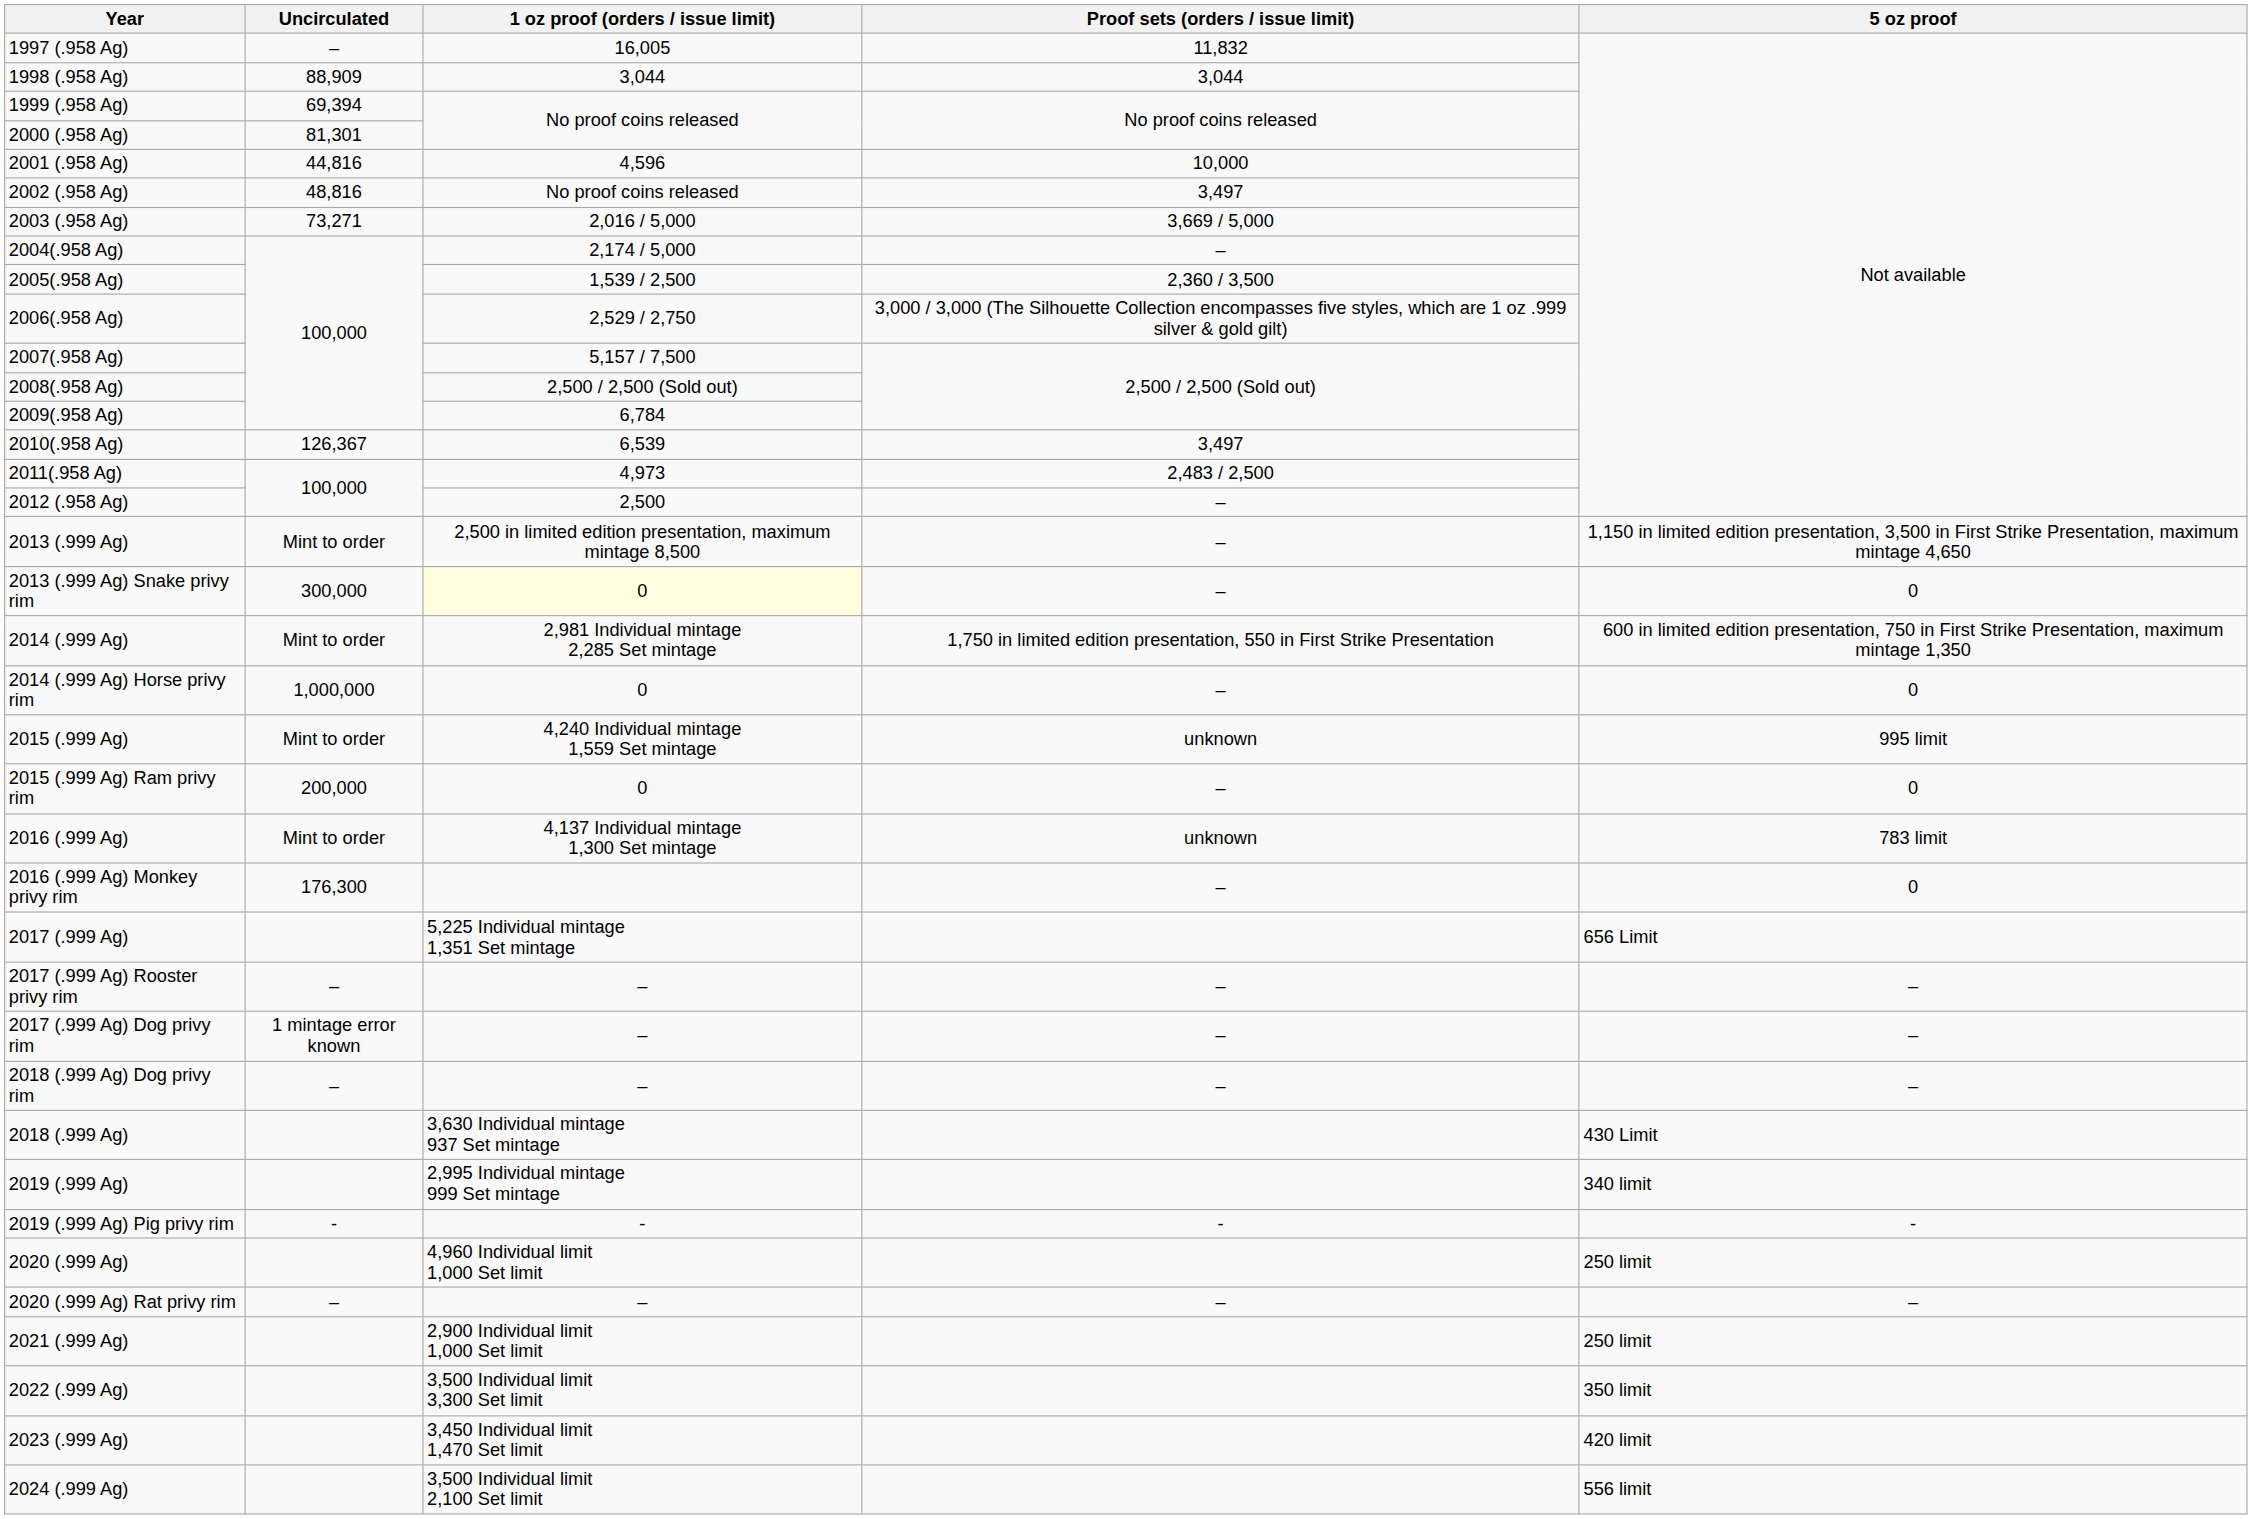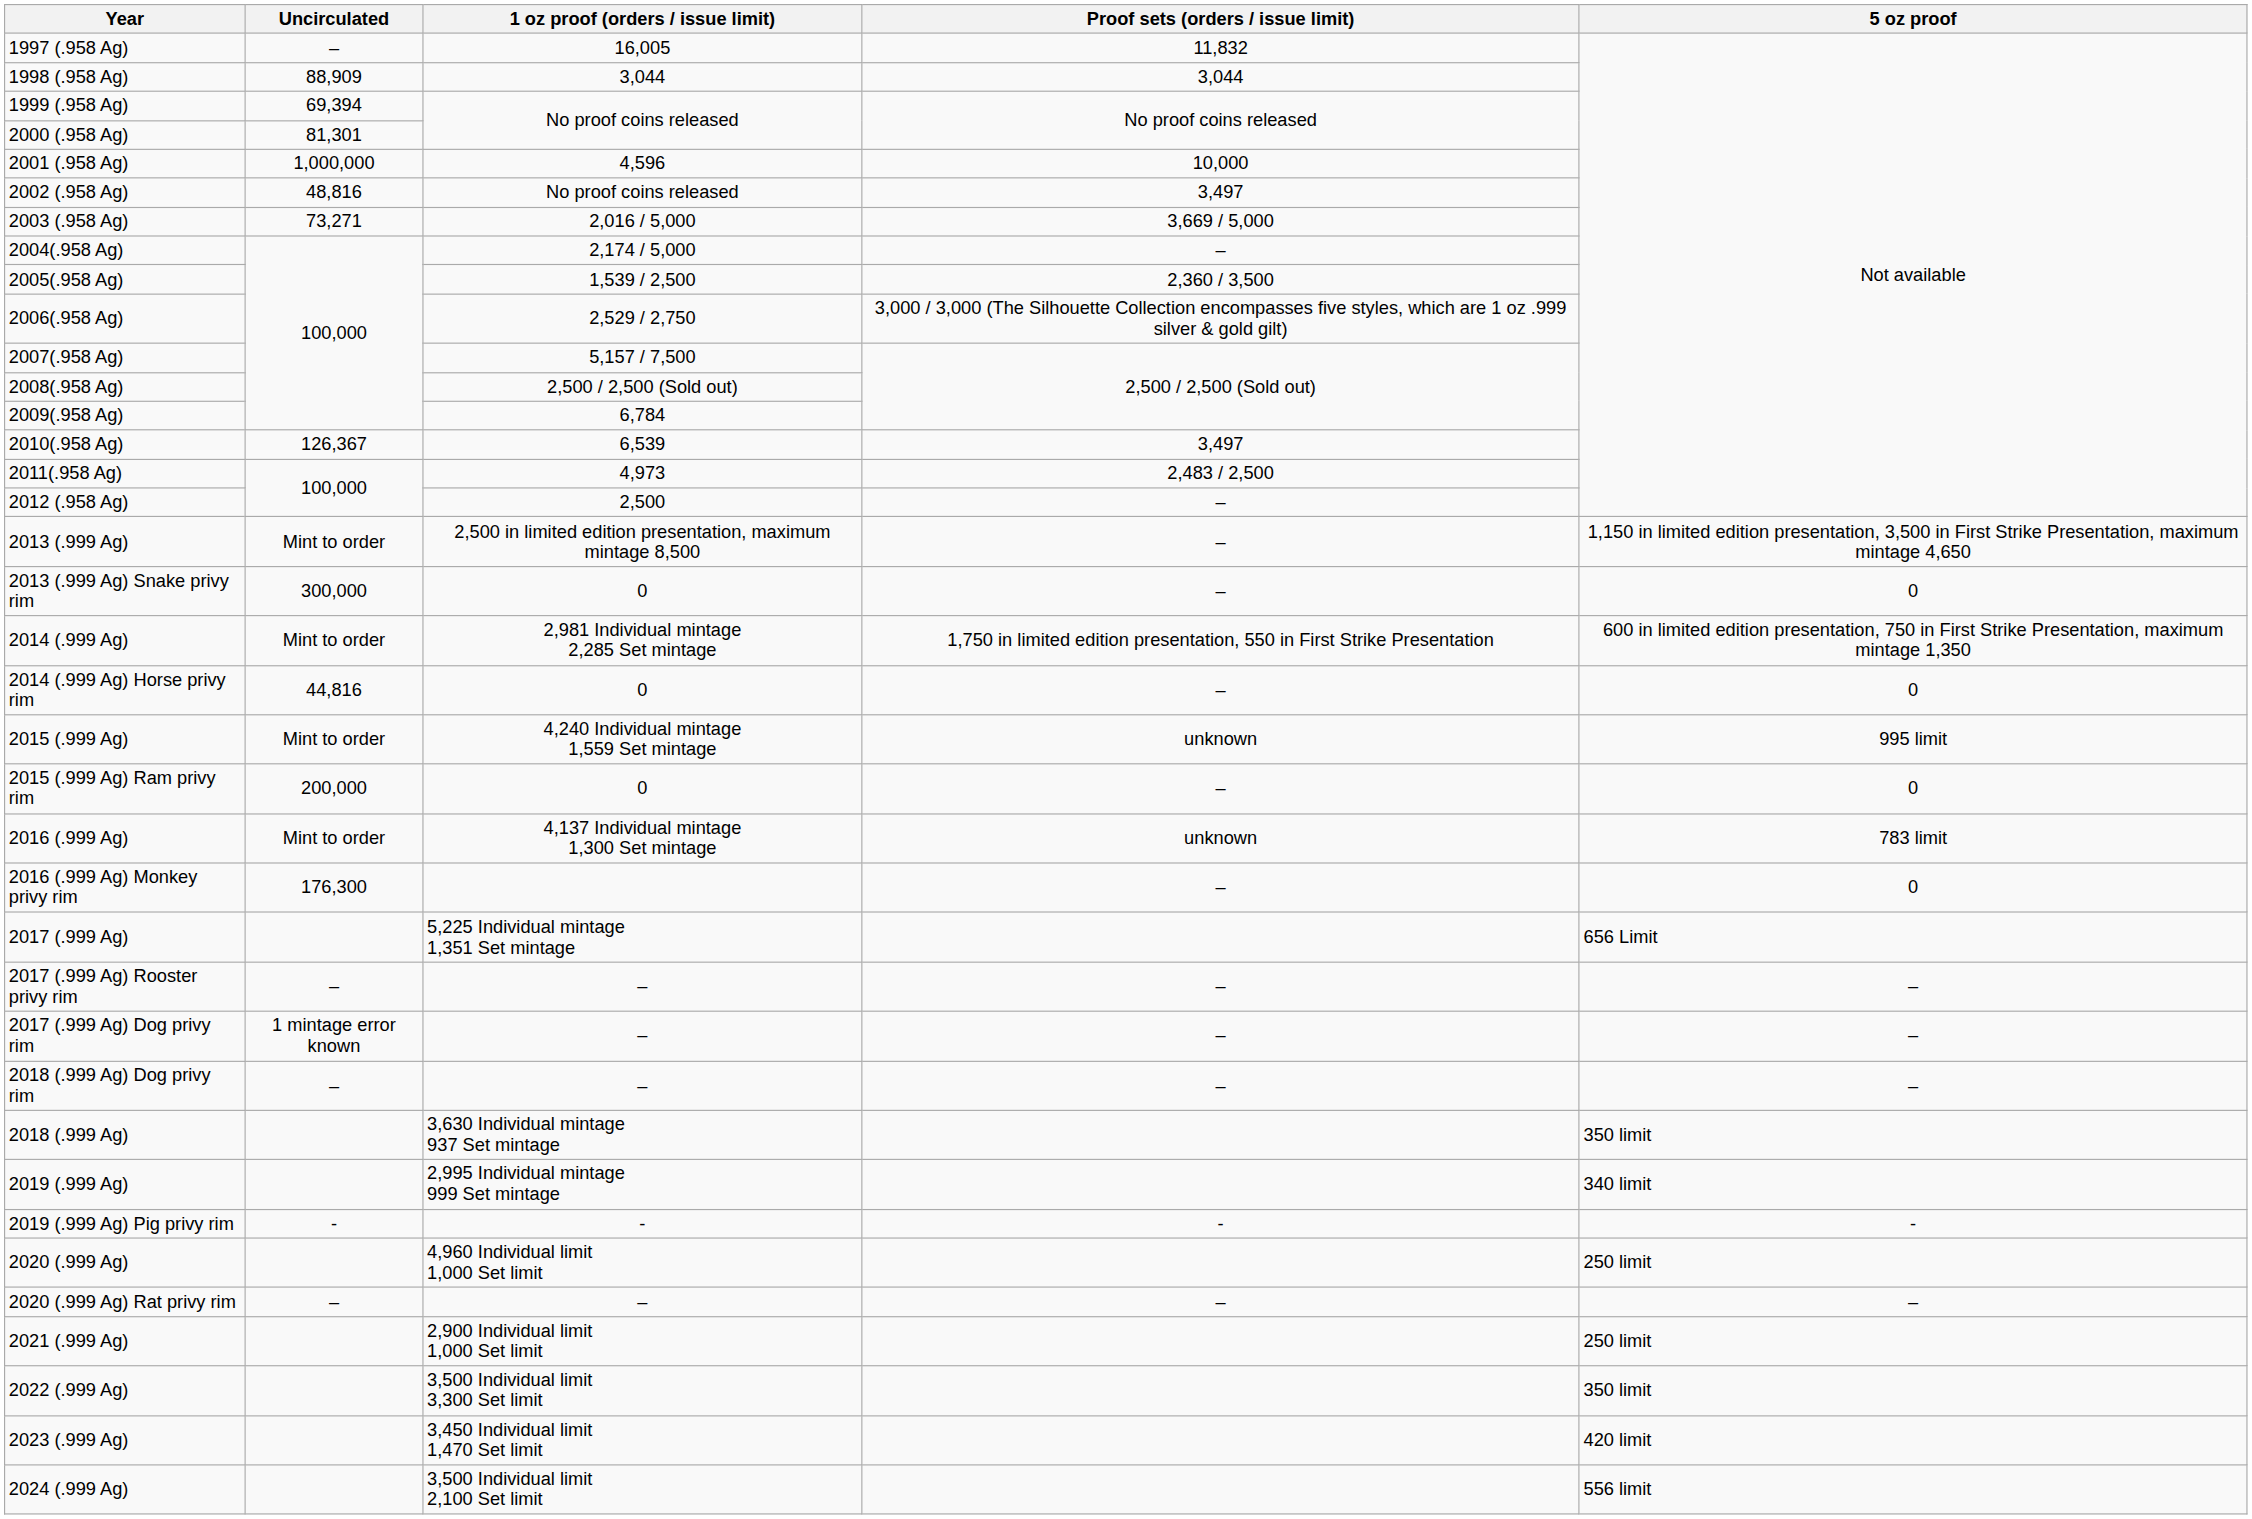(334, 163) 44,816 -> (334, 163) 1,000,000
(642, 590) lightyellow background -> (642, 590) no background
(334, 689) 1,000,000 -> (334, 689) 44,816
(1620, 1134) 430 Limit -> (1617, 1134) 350 limit
